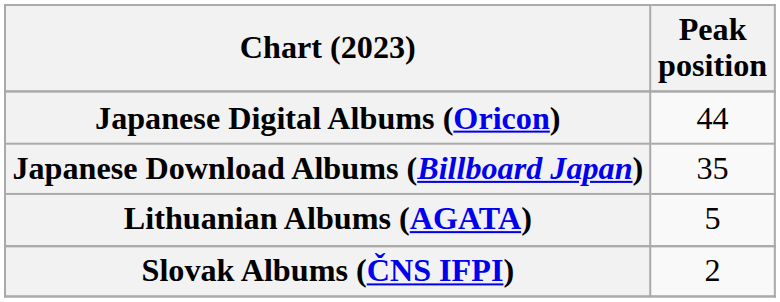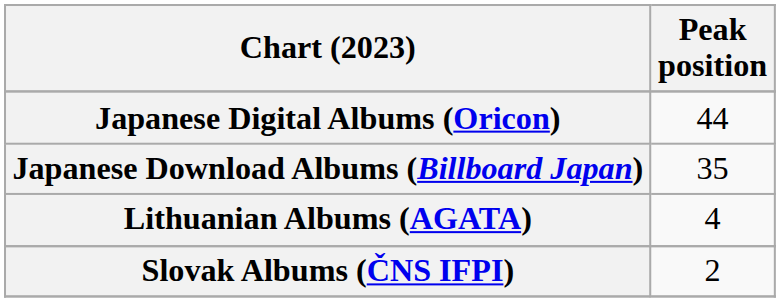(713, 219) 5 -> (713, 219) 4
